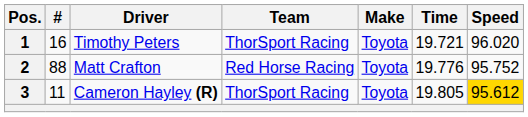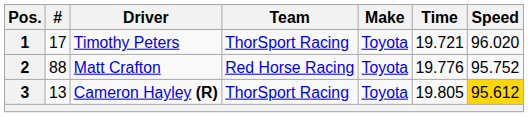(58, 42) 16 -> (58, 42) 17
(57, 92) 11 -> (58, 92) 13
